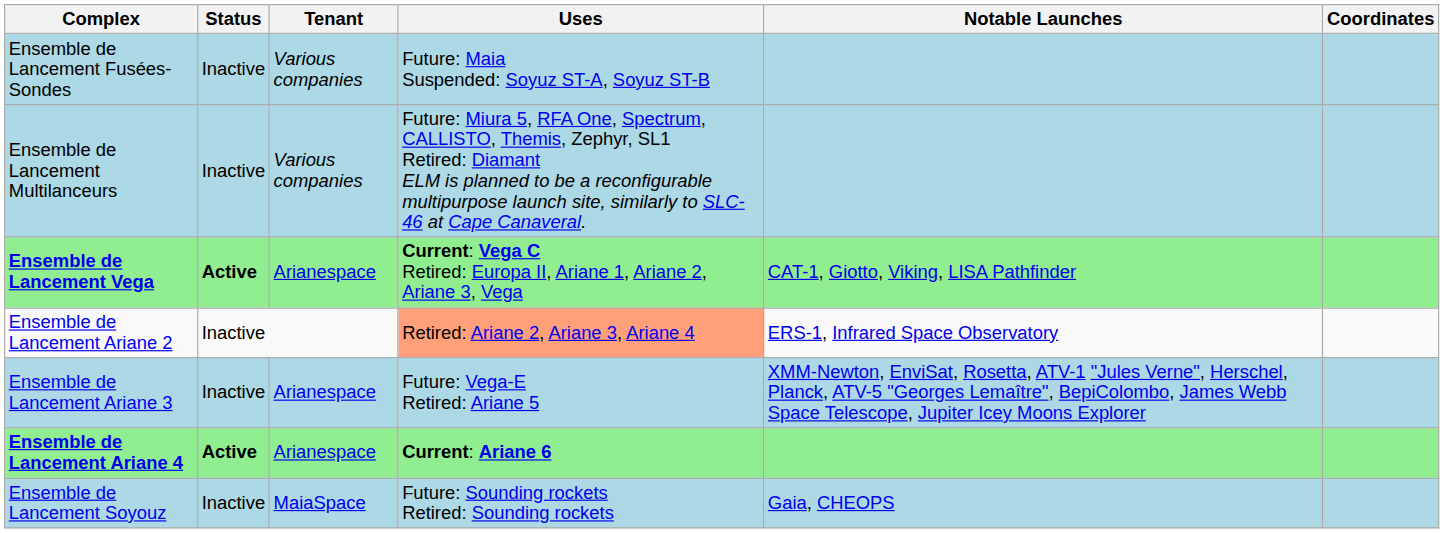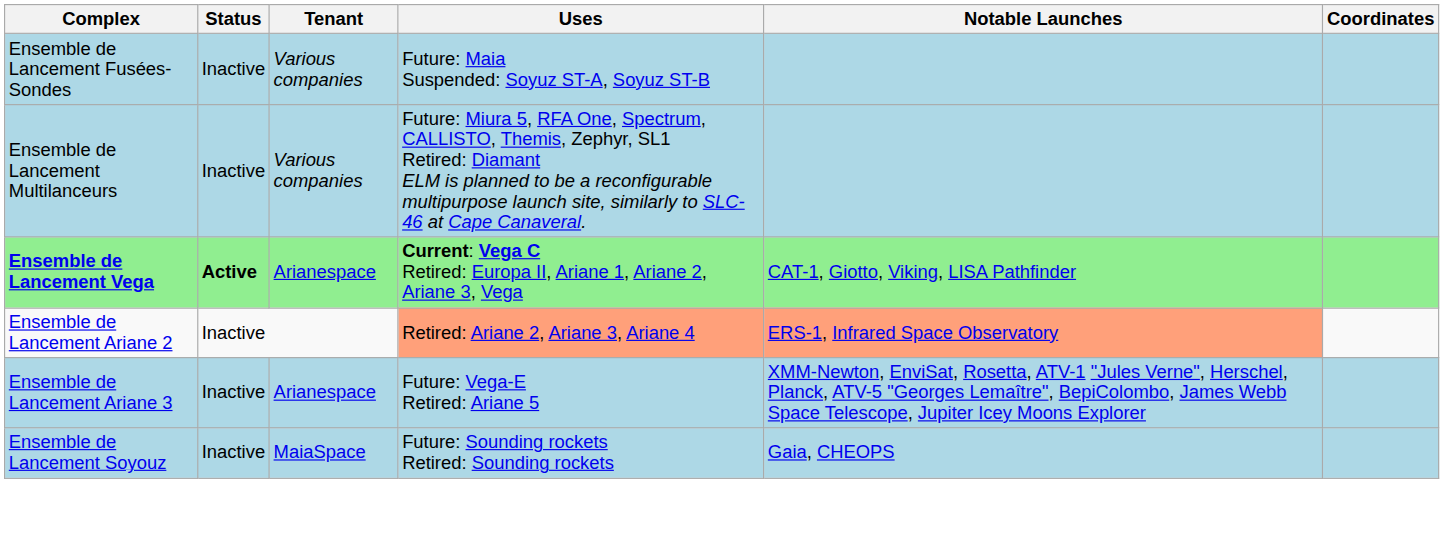(913, 332) no background -> (913, 332) lightsalmon background
- row: (96, 452)
